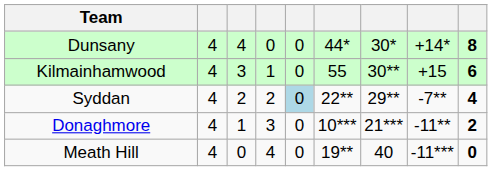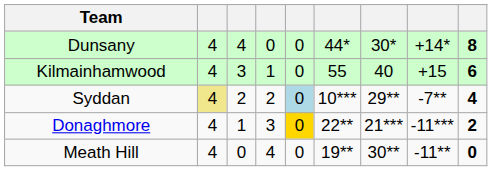(384, 71) 30** -> (384, 71) 40
(212, 98) no background -> (212, 98) khaki background
(337, 98) 22** -> (337, 98) 10***
(299, 125) no background -> (299, 125) gold background
(337, 125) 10*** -> (337, 125) 22**
(432, 125) -11** -> (432, 125) -11***
(384, 152) 40 -> (384, 152) 30**
(432, 152) -11*** -> (432, 152) -11**
